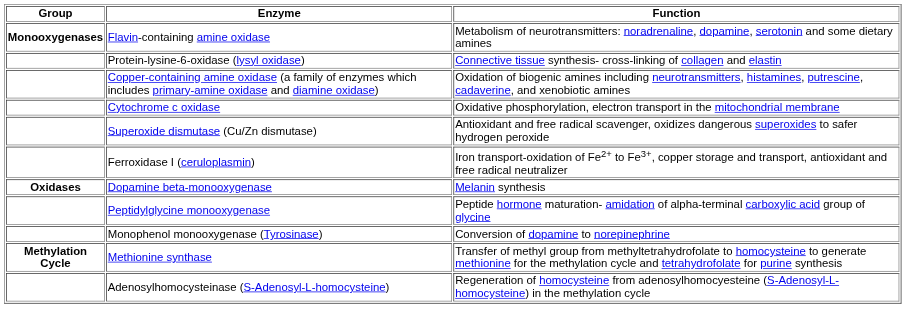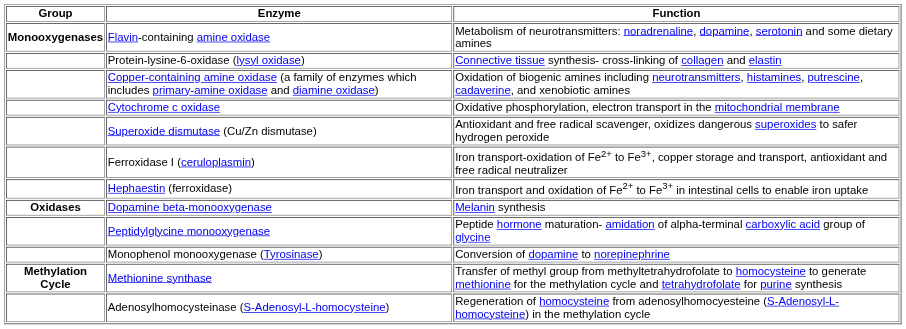+ row: (170, 189)
